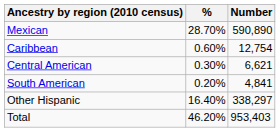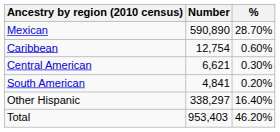columns swapped: (251, 13) <-> (207, 13)
